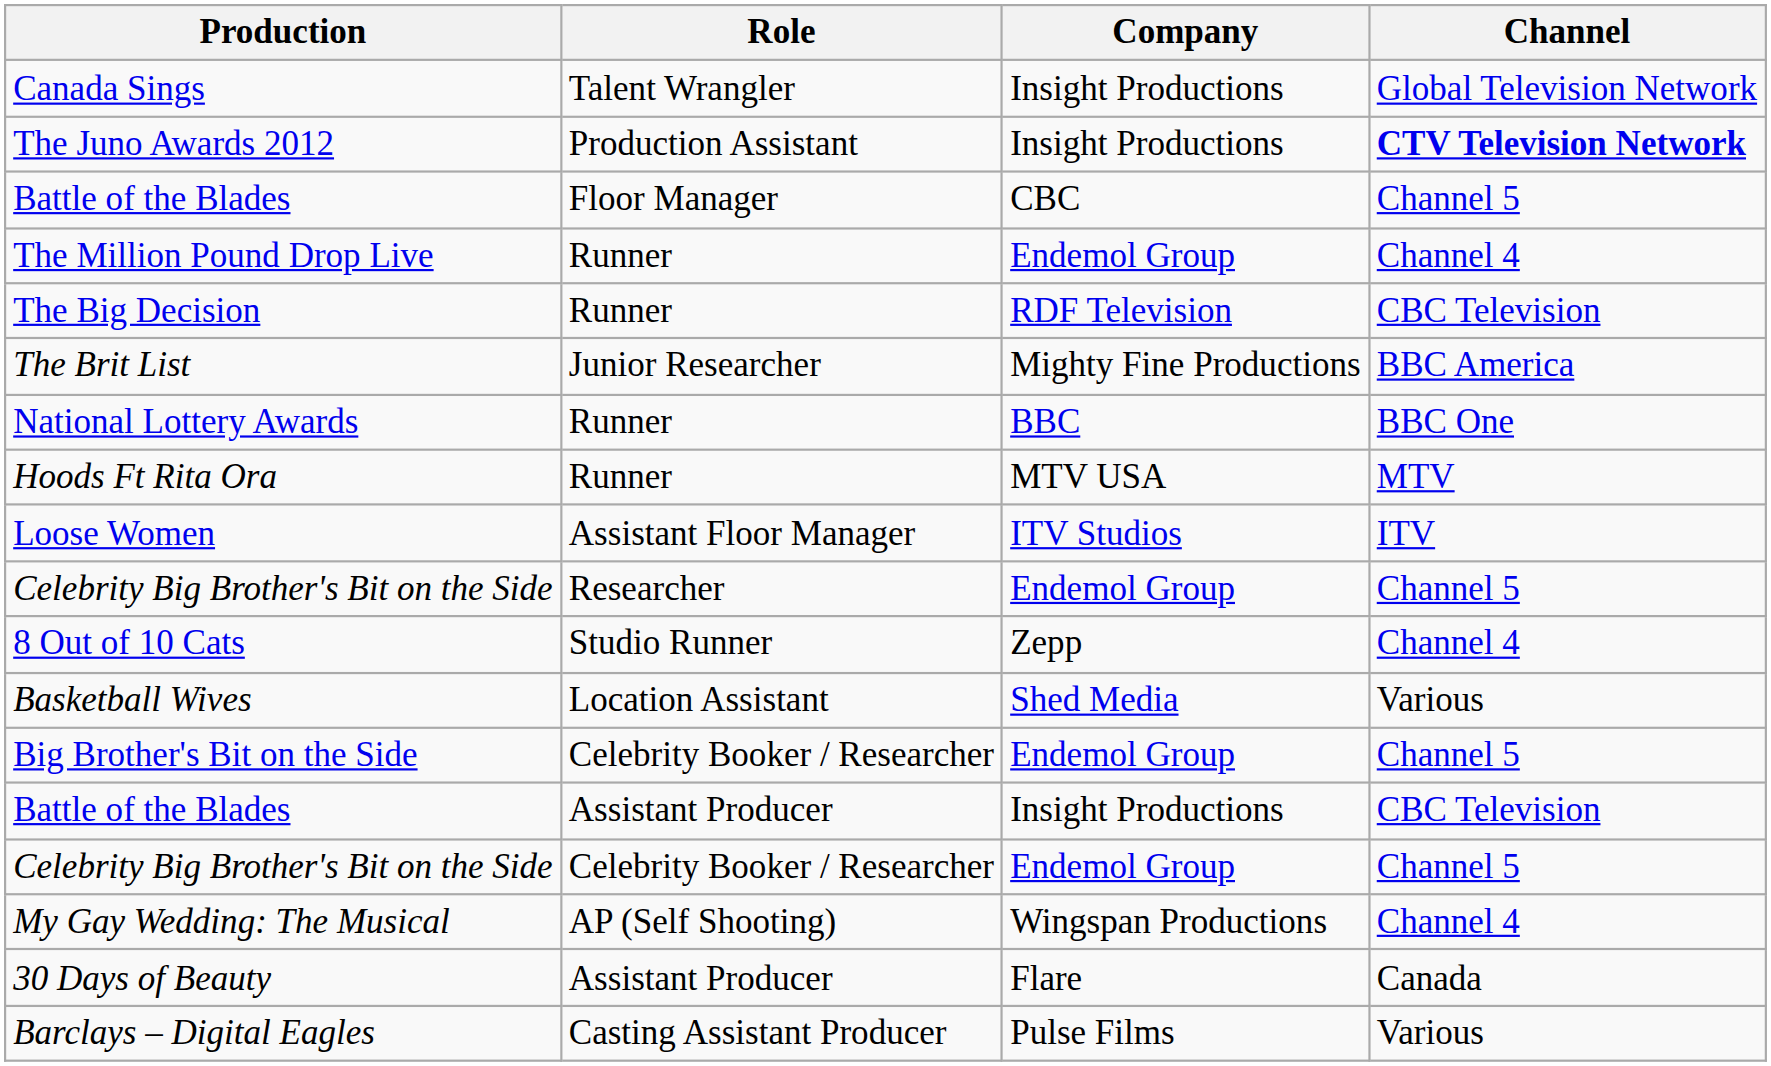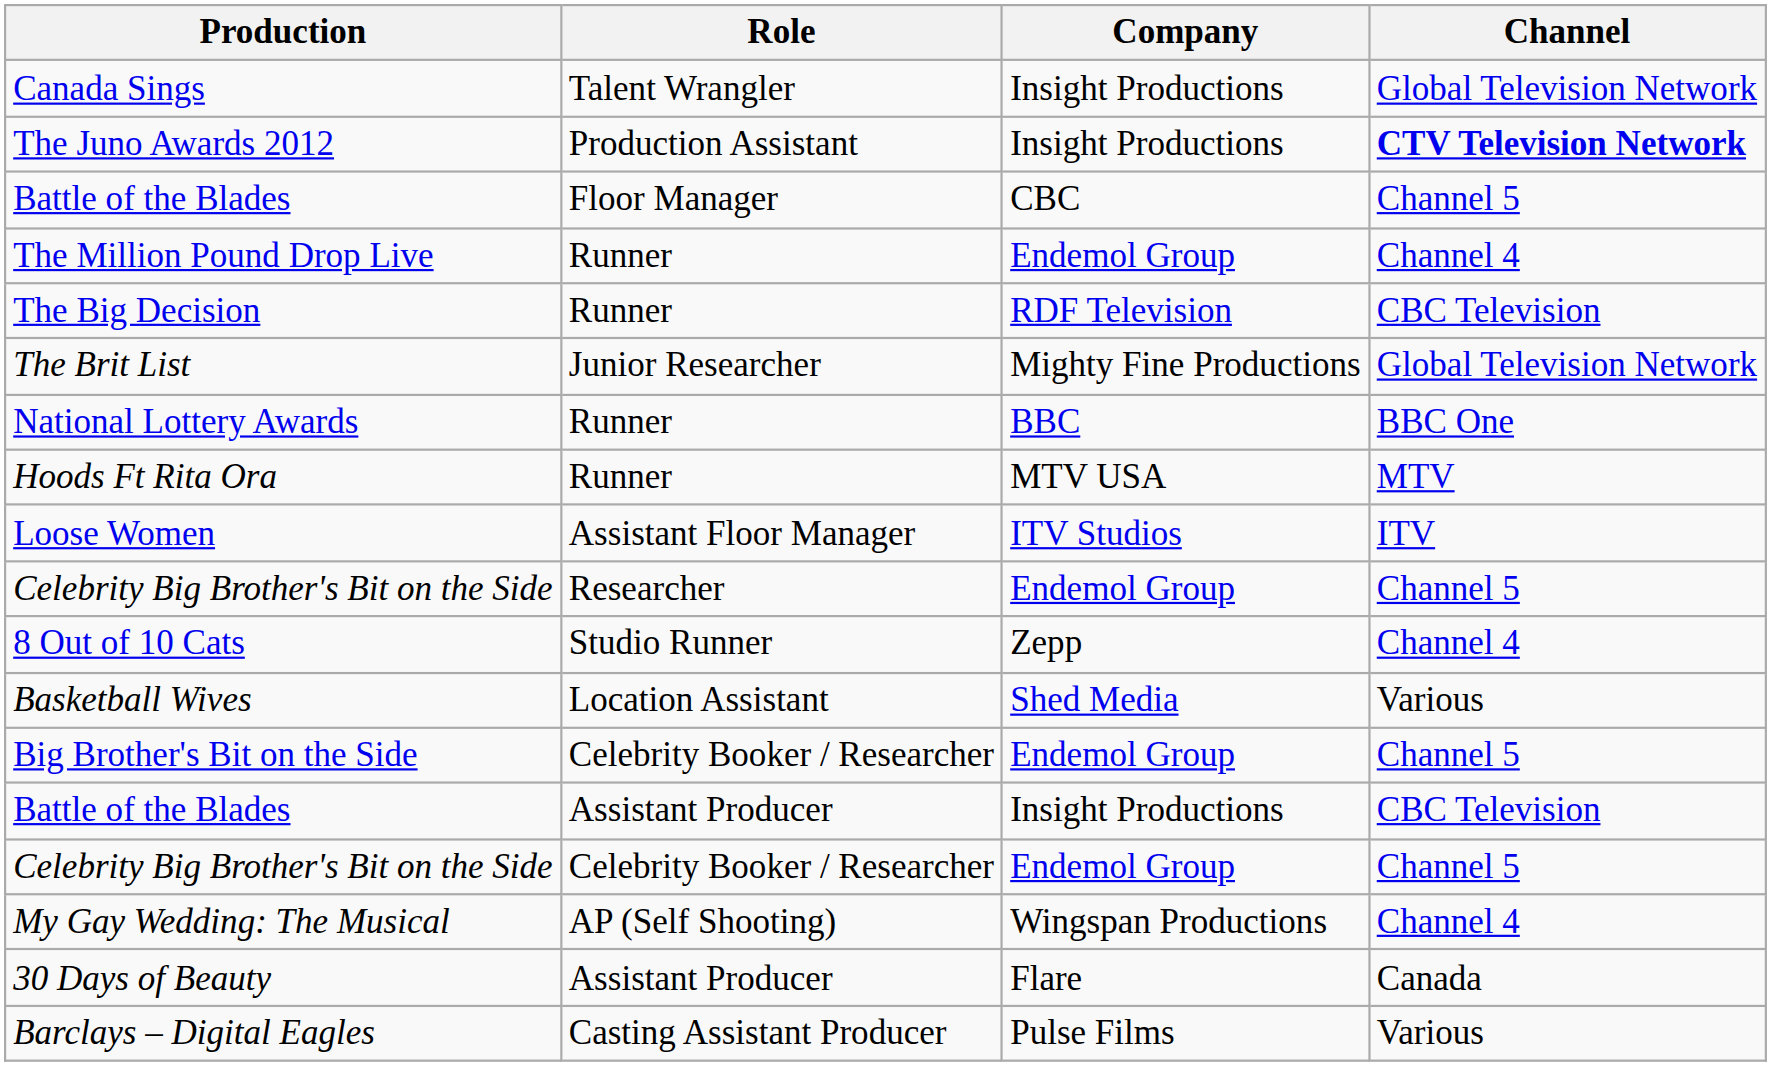(1476, 365) BBC America -> (1567, 365) Global Television Network
